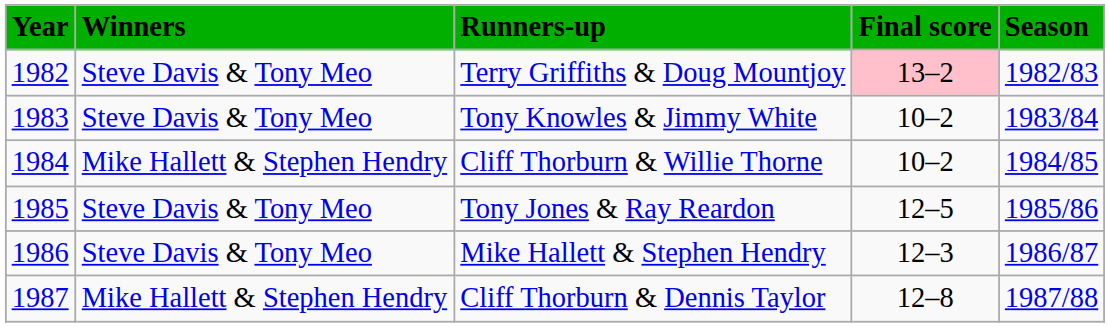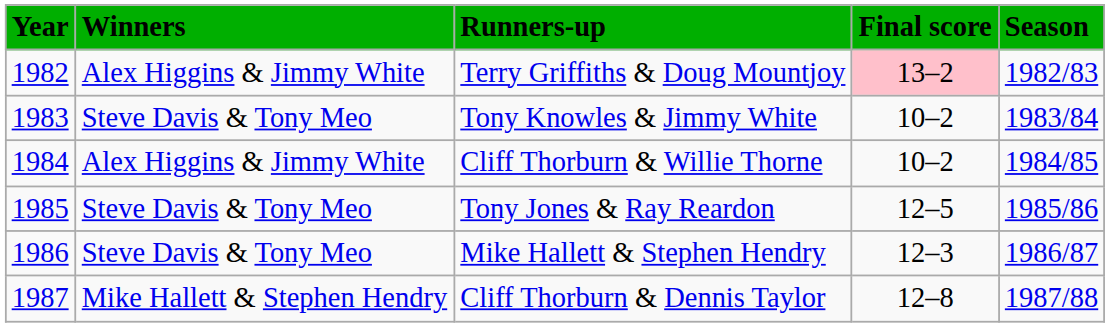(227, 72) Steve Davis & Tony Meo -> (253, 72) Alex Higgins & Jimmy White
(264, 162) Mike Hallett & Stephen Hendry -> (253, 162) Alex Higgins & Jimmy White
